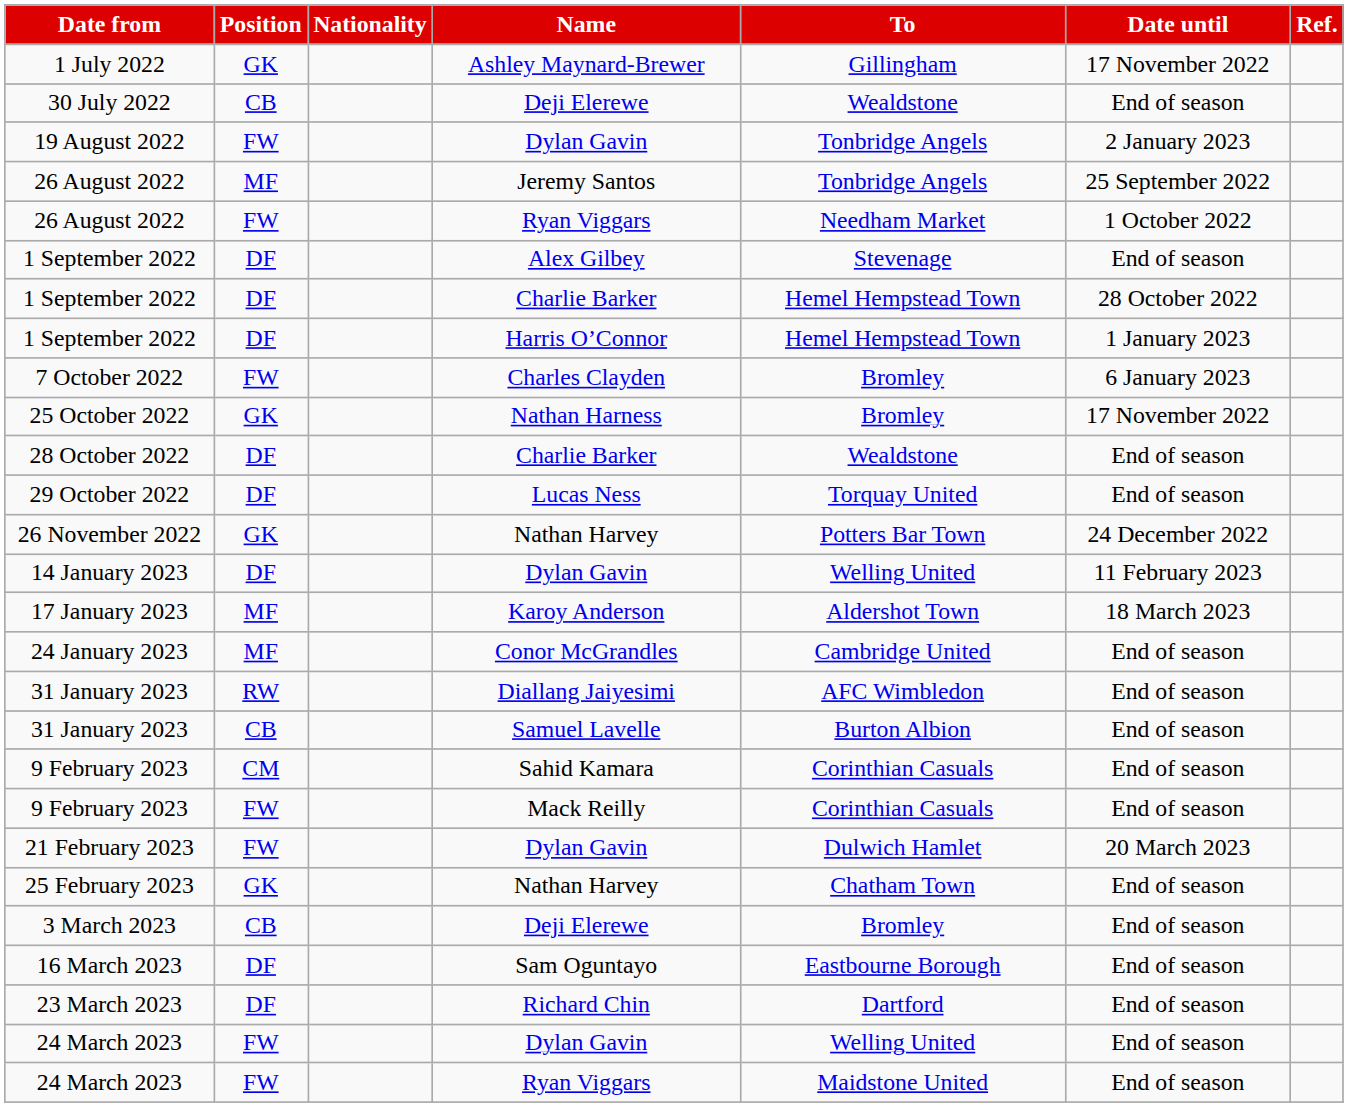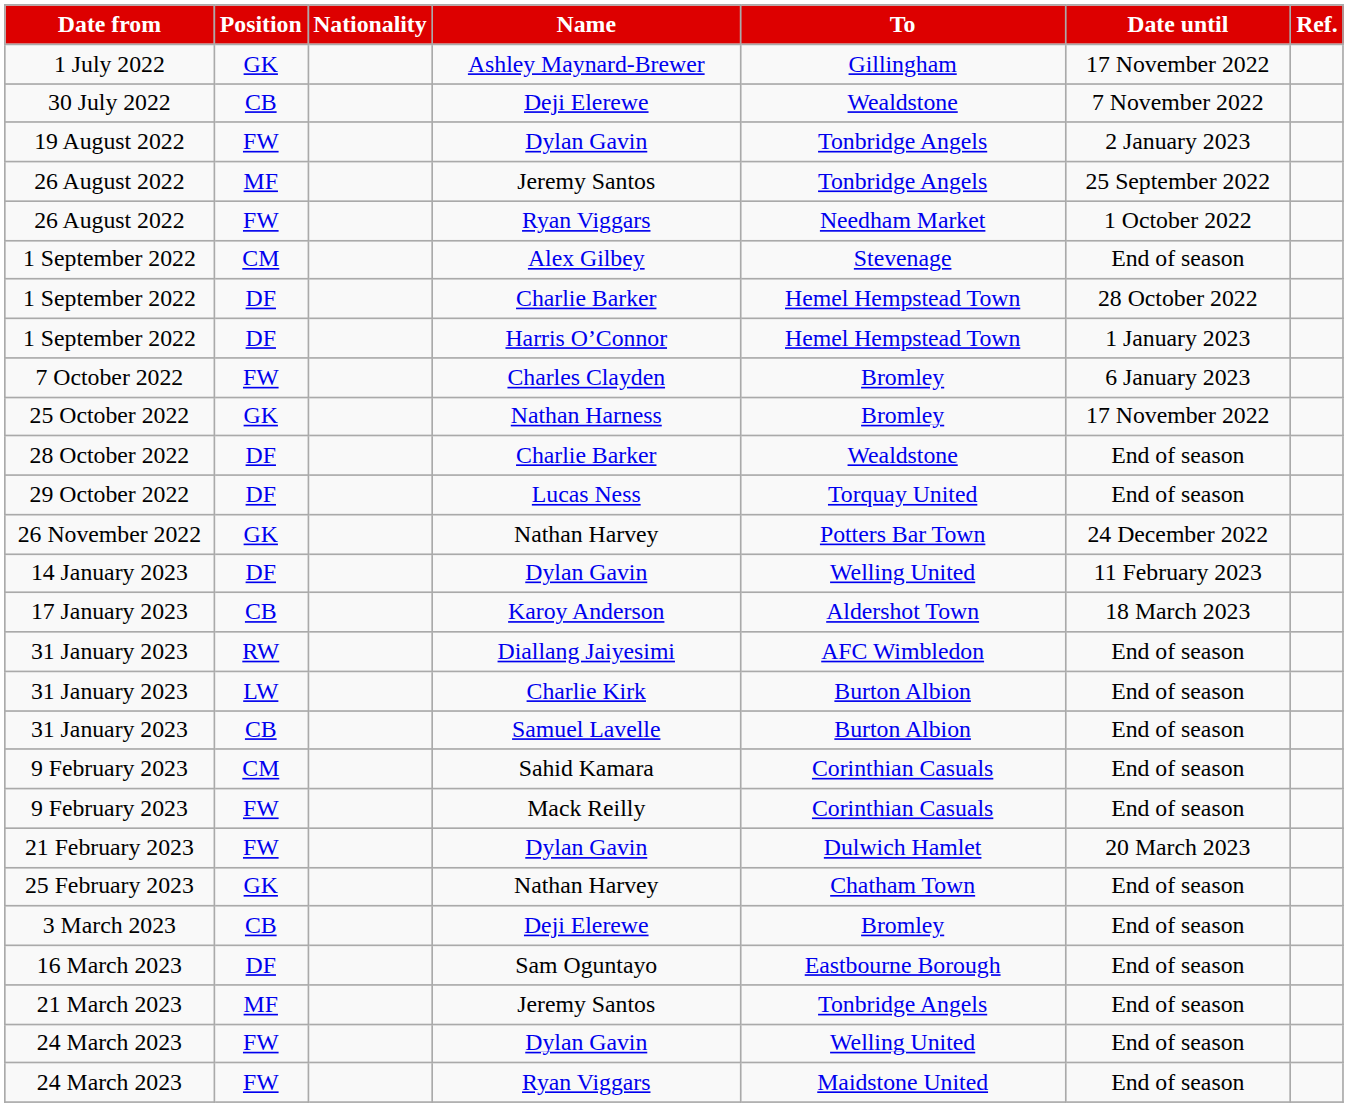(1178, 102) End of season -> (1178, 102) 7 November 2022
(261, 259) DF -> (261, 259) CM
(261, 612) MF -> (261, 612) CB
- row: (109, 651)
+ row: (109, 690)
+ row: (109, 1004)
- row: (109, 1004)
